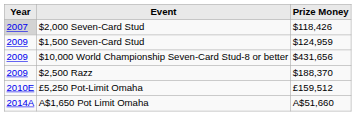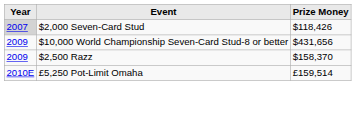- row: (92, 42)
(313, 73) $188,370 -> (313, 57) $158,370
(313, 88) £159,512 -> (313, 73) £159,514
- row: (94, 103)
